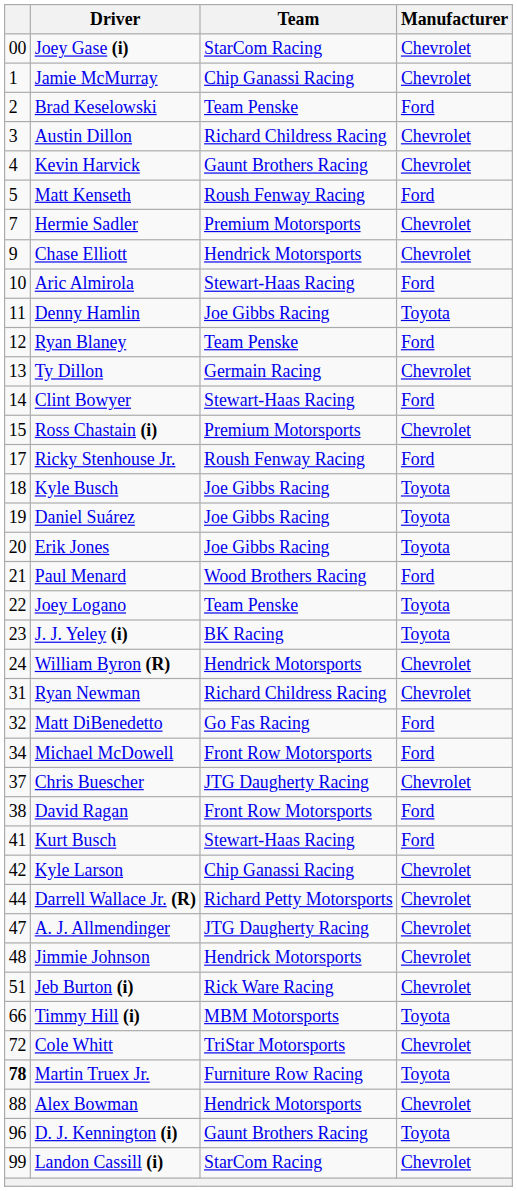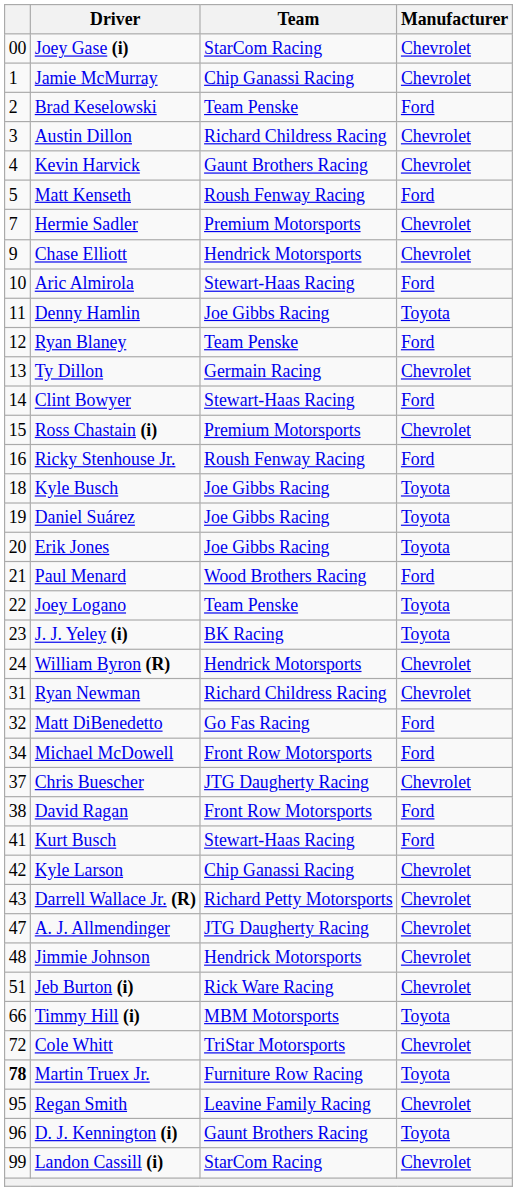(18, 459) 17 -> (18, 459) 16
(18, 899) 44 -> (18, 899) 43
- row: (86, 1104)
+ row: (81, 1104)
